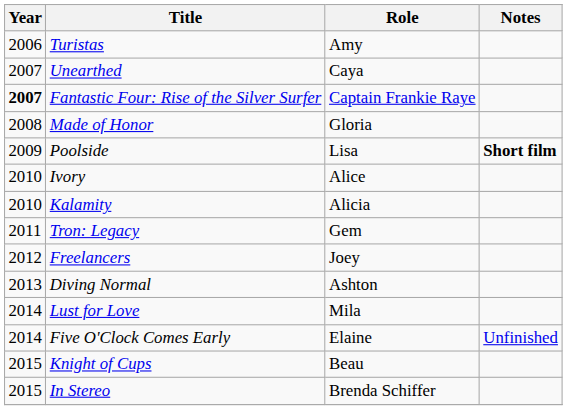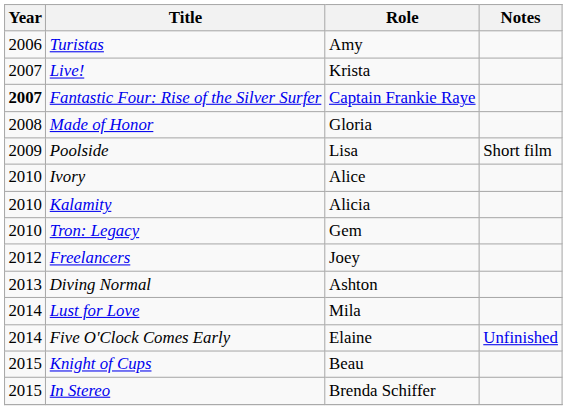- row: (86, 71)
+ row: (67, 71)
(520, 151) bold -> (518, 151) normal
(25, 230) 2011 -> (25, 230) 2010
